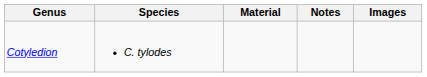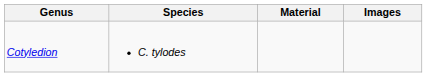- column: (326, 13)
